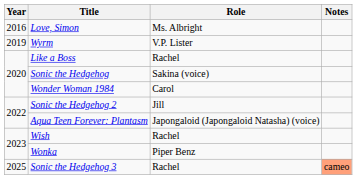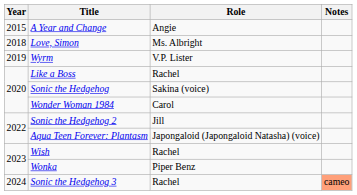+ row: (68, 27)
(16, 27) 2016 -> (16, 43) 2018
(16, 167) 2025 -> (16, 182) 2024
